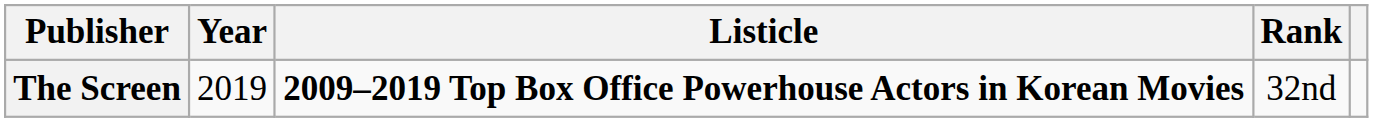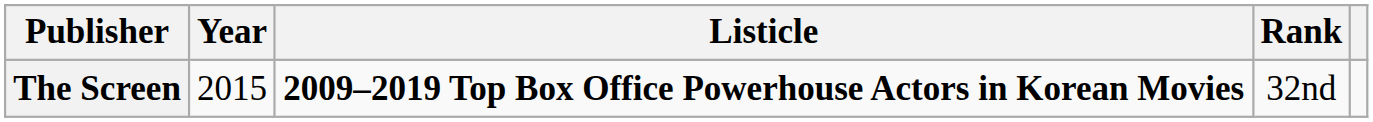(232, 87) 2019 -> (232, 87) 2015
